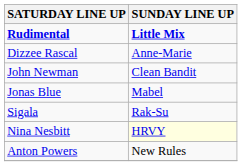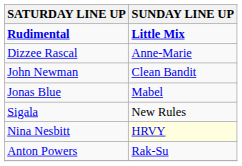(150, 111) Rak-Su -> (159, 111) New Rules
(159, 151) New Rules -> (150, 151) Rak-Su
